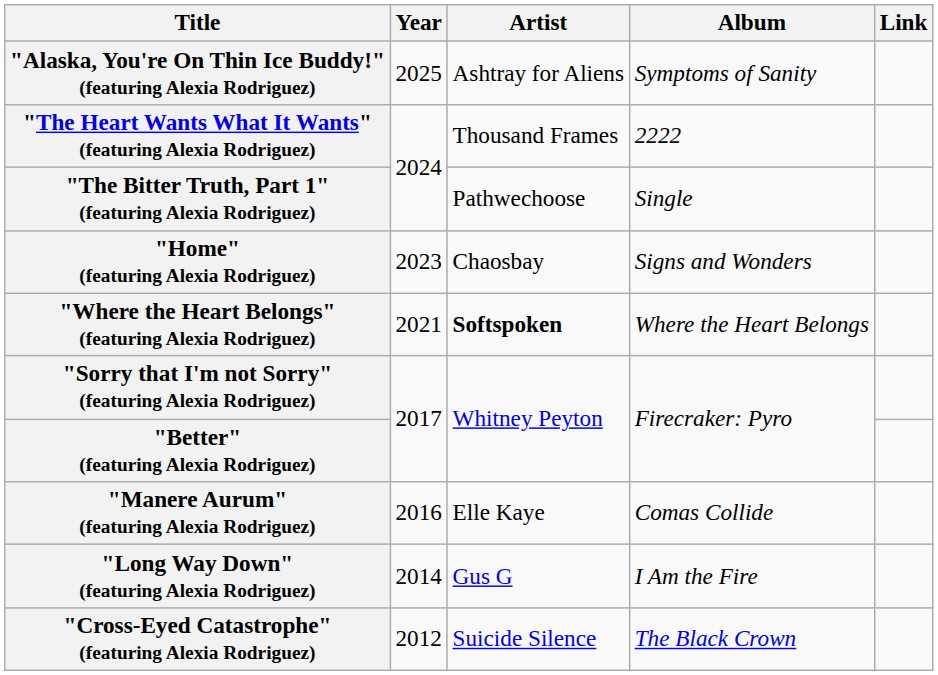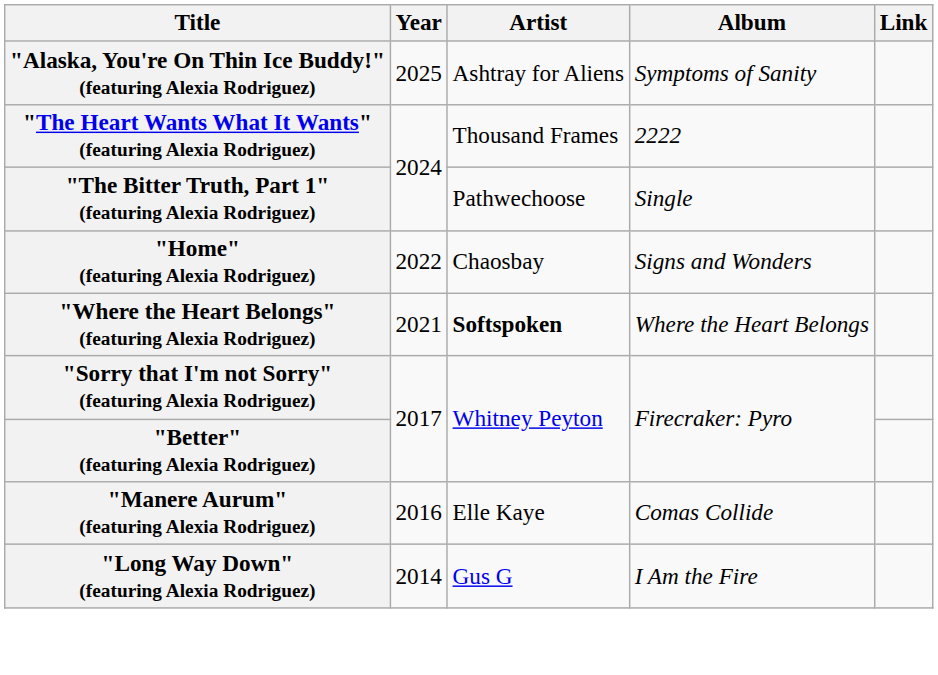(419, 261) 2023 -> (419, 261) 2022
- row: (197, 638)
